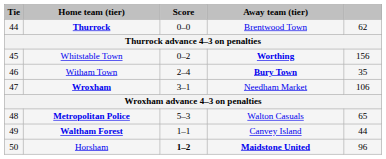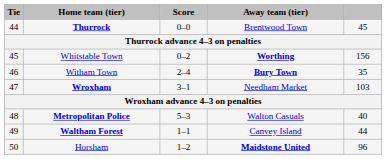(363, 27) 62 -> (363, 27) 45
(363, 87) 106 -> (363, 87) 103
(363, 117) 65 -> (363, 117) 40
(184, 147) bold -> (184, 147) normal
